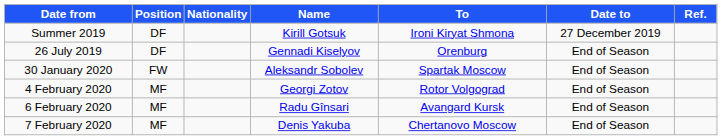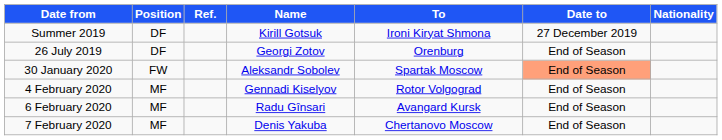columns swapped: (217, 14) <-> (696, 14)
(314, 51) Gennadi Kiselyov -> (290, 51) Georgi Zotov
(610, 70) no background -> (587, 70) lightsalmon background
(314, 89) Georgi Zotov -> (290, 89) Gennadi Kiselyov
